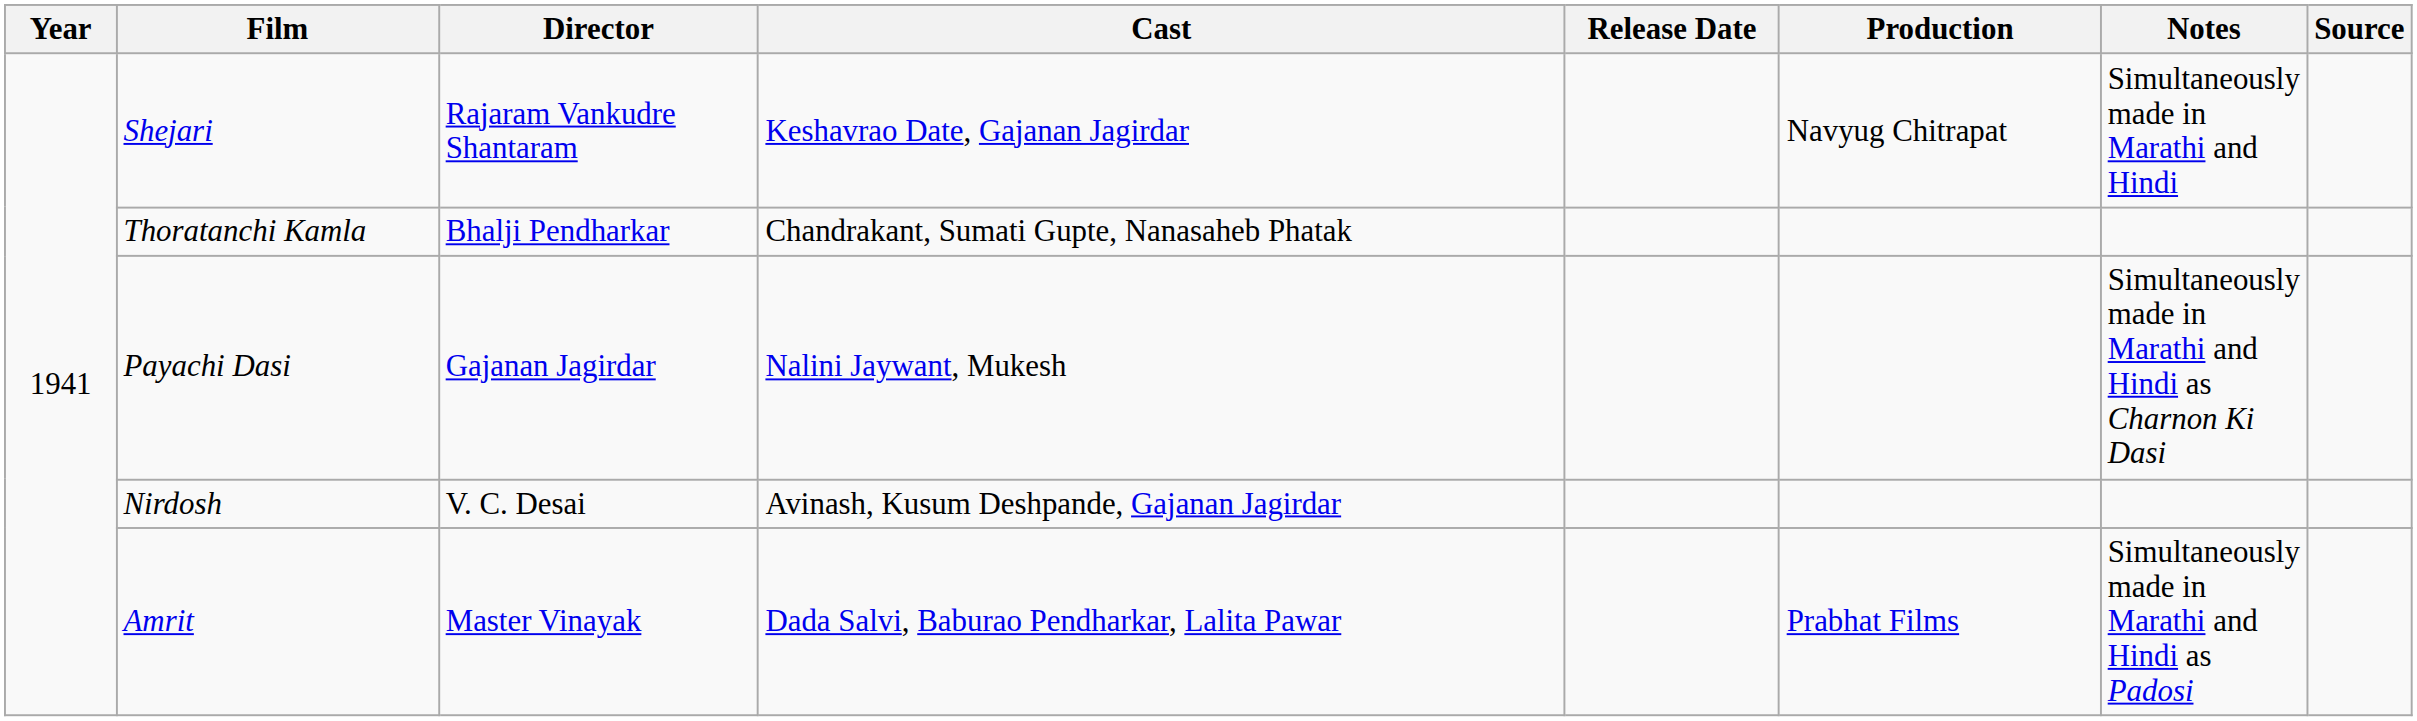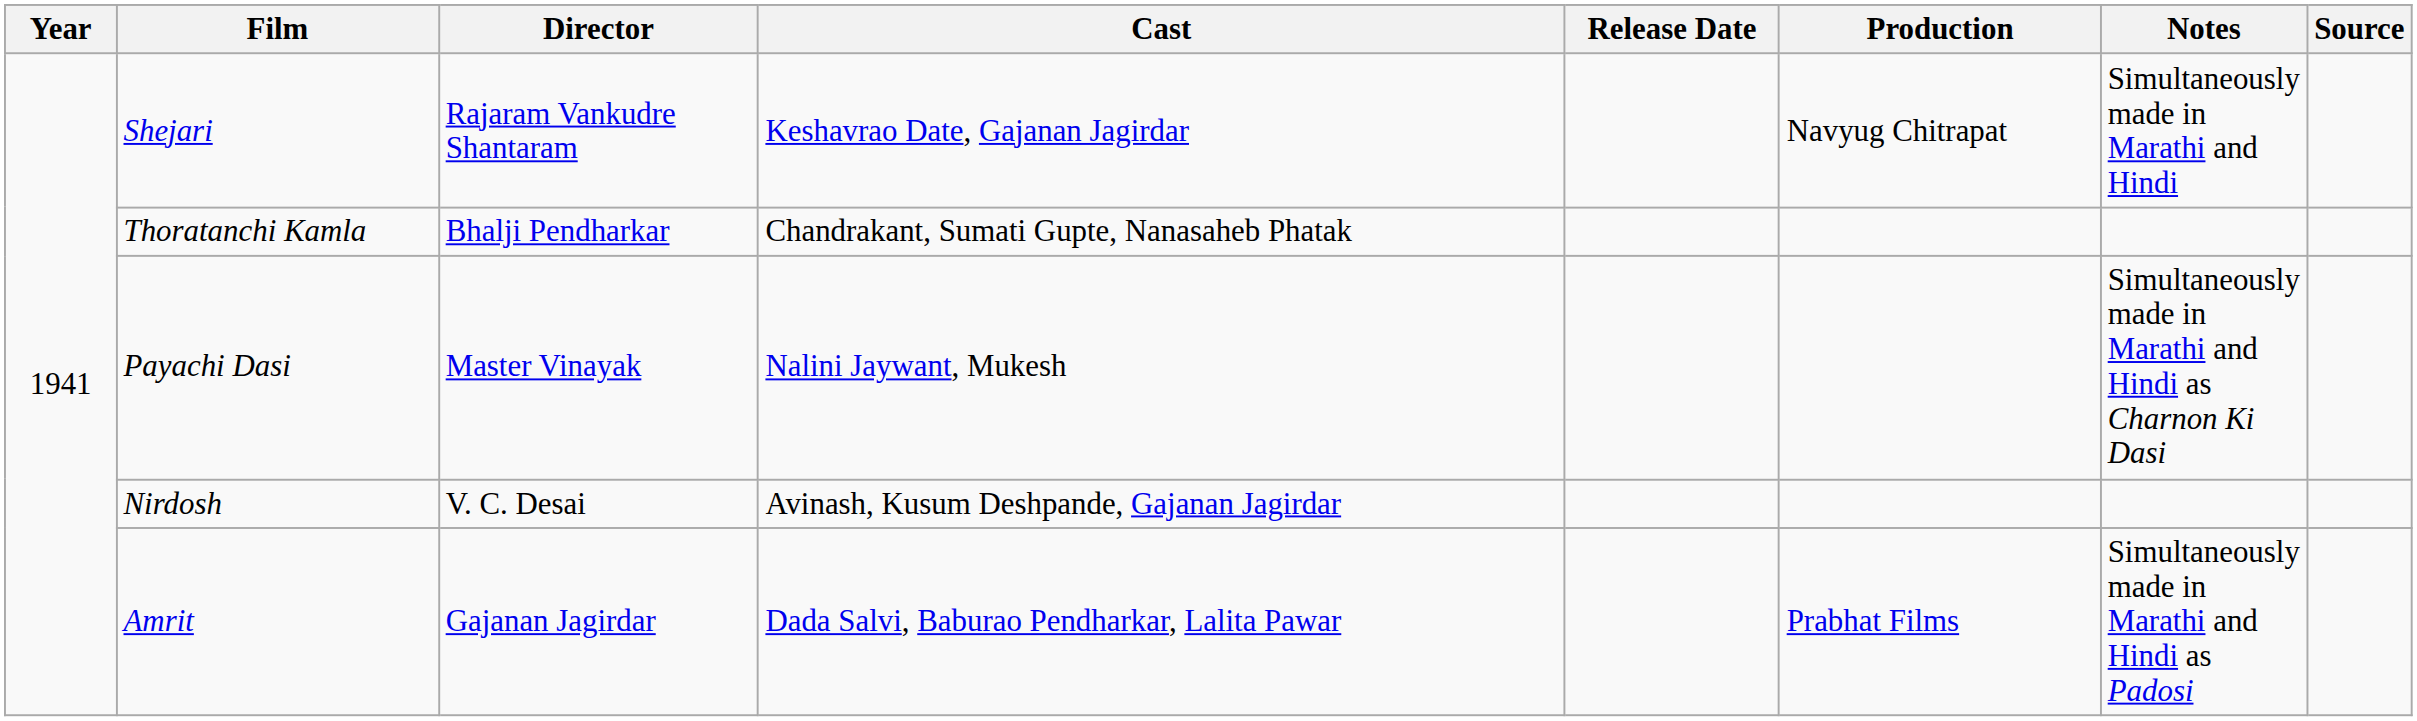(551, 366) Gajanan Jagirdar -> (544, 366) Master Vinayak
(544, 621) Master Vinayak -> (551, 621) Gajanan Jagirdar
